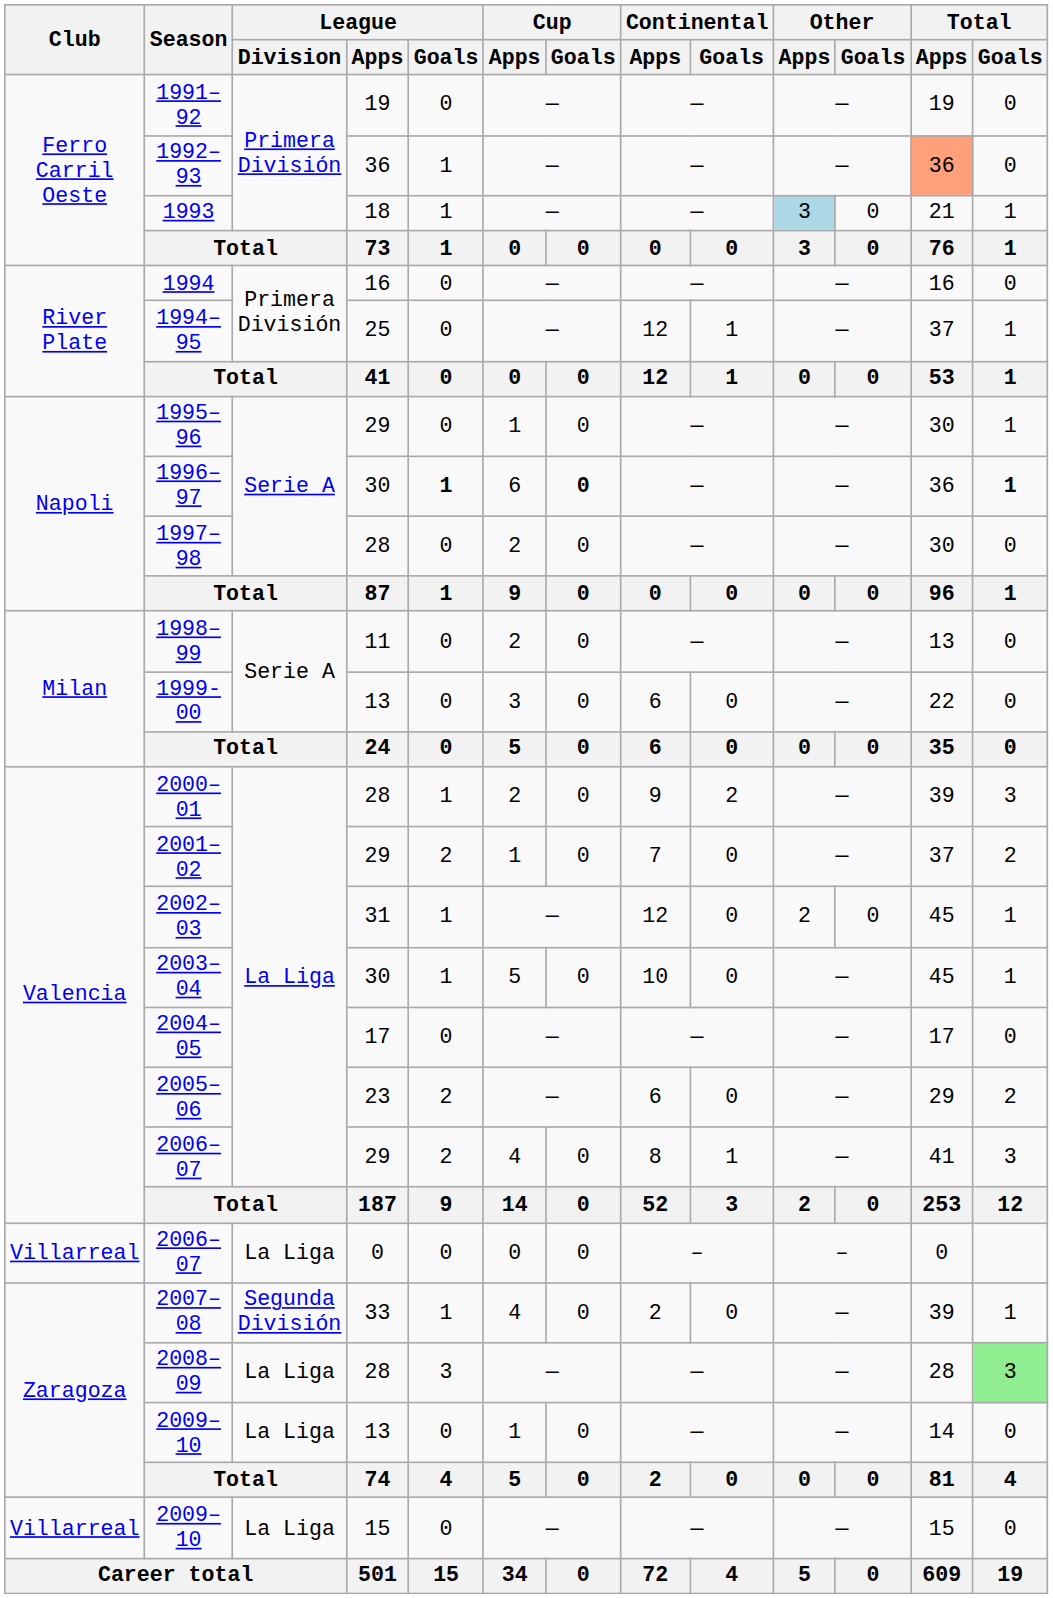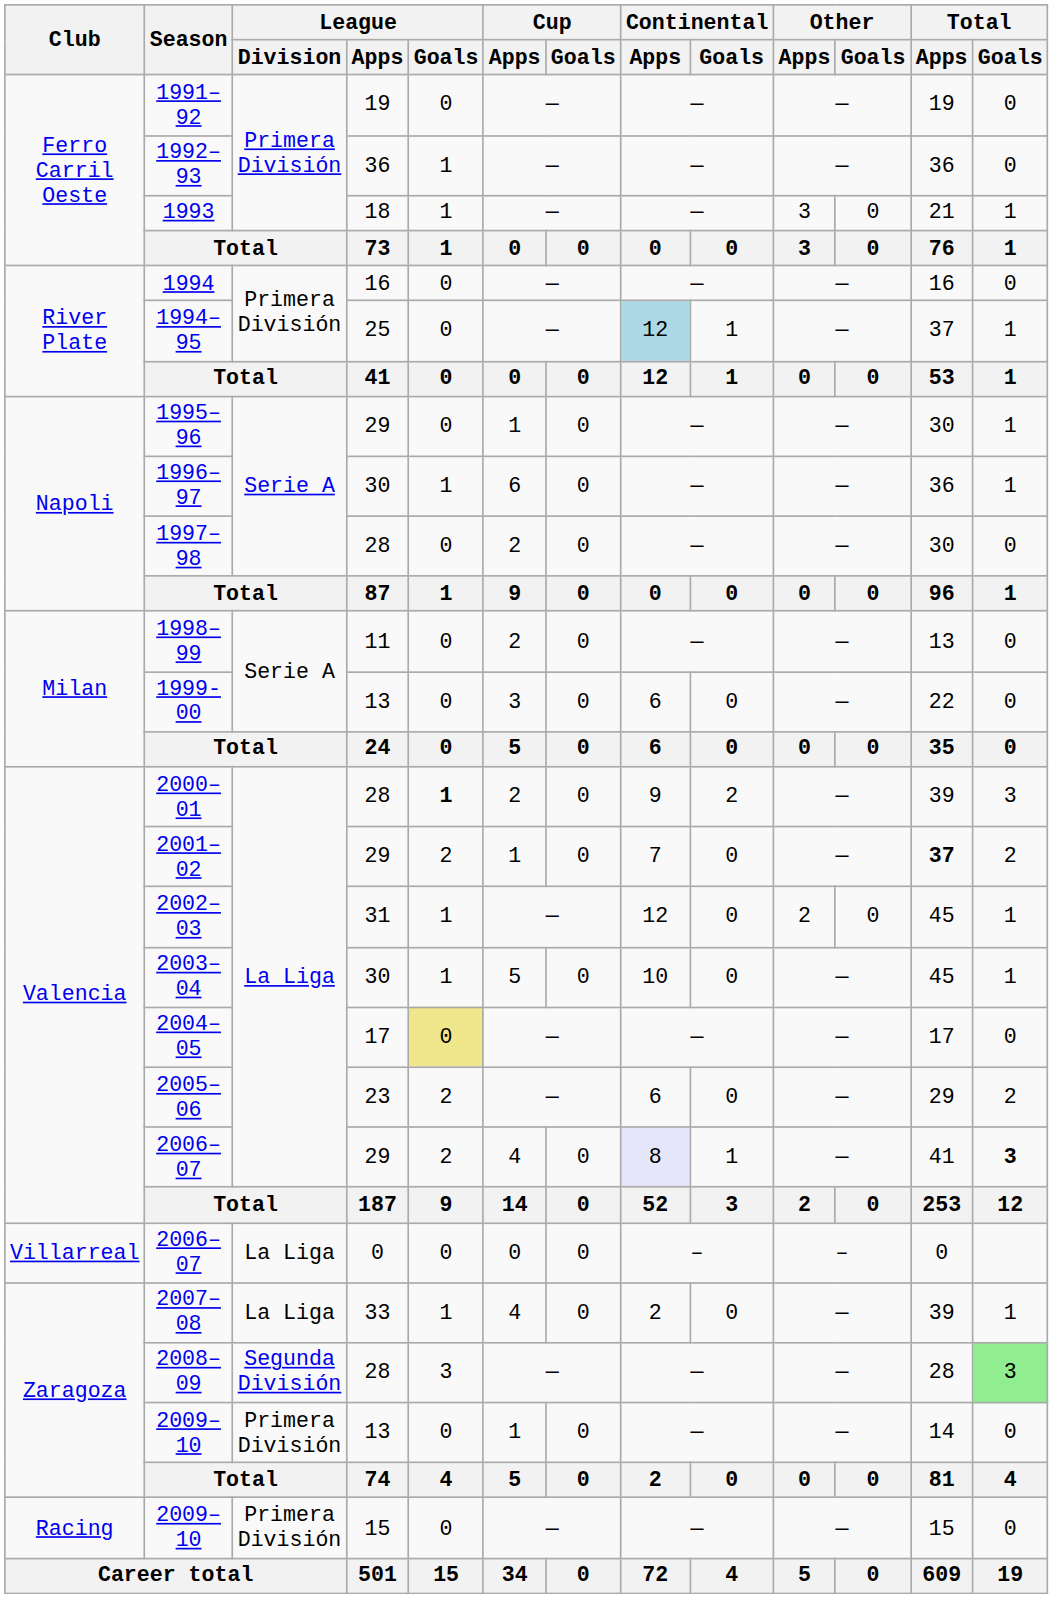(942, 165) lightsalmon background -> (942, 165) no background
(805, 213) lightblue background -> (805, 213) no background
(655, 331) no background -> (655, 331) lightblue background
(446, 486) bold -> (446, 486) normal
(583, 486) bold -> (583, 486) normal
(1010, 486) bold -> (1010, 486) normal
(446, 797) normal -> (446, 797) bold
(942, 857) normal -> (942, 857) bold
(446, 1037) no background -> (446, 1037) khaki background
(655, 1157) no background -> (655, 1157) lavender background
(1010, 1157) normal -> (1010, 1157) bold
(290, 1313) Segunda División -> (290, 1313) La Liga
(290, 1373) La Liga -> (290, 1373) Segunda División
(290, 1433) La Liga -> (290, 1433) Primera División
(75, 1528) Villarreal -> (75, 1528) Racing
(290, 1528) La Liga -> (290, 1528) Primera División
